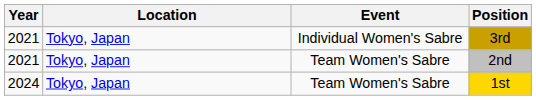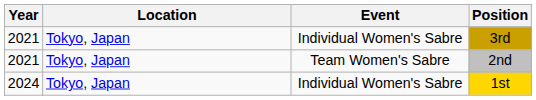(380, 83) Team Women's Sabre -> (380, 83) Individual Women's Sabre
